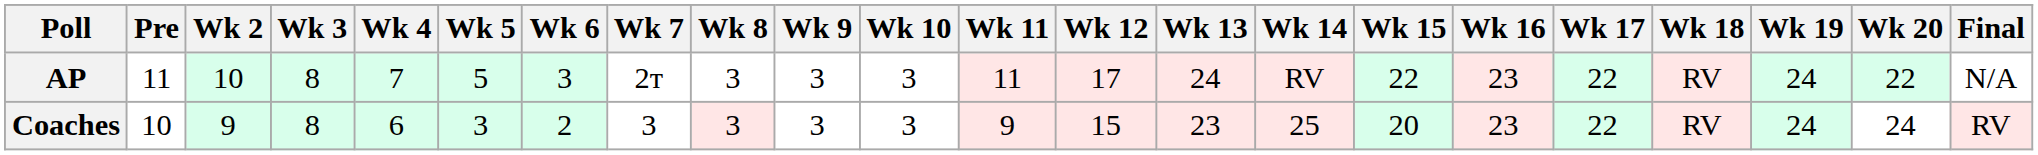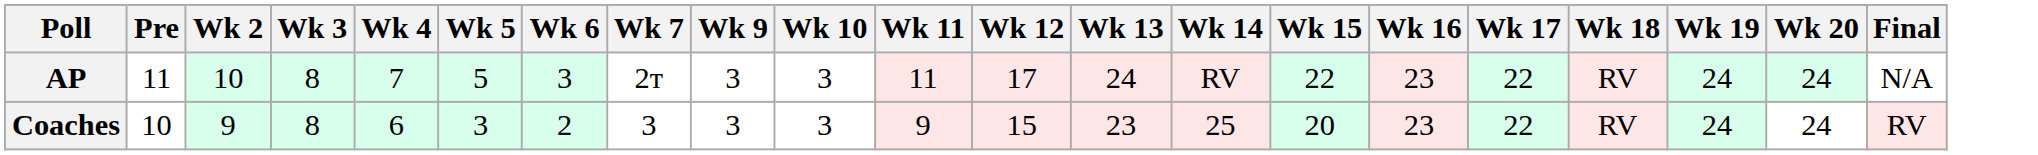- column: (733, 28)
(1900, 76) 22 -> (1816, 76) 24
